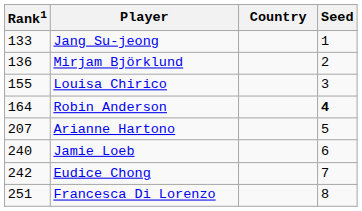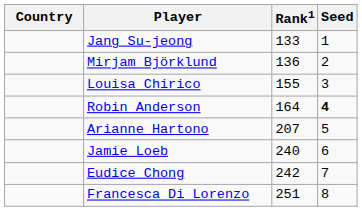columns swapped: (278, 17) <-> (27, 17)
